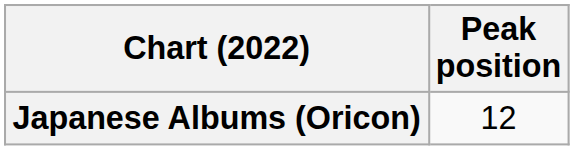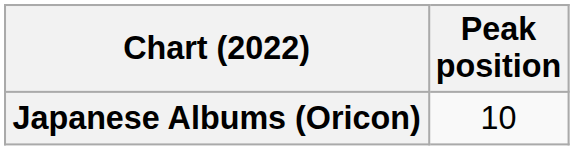(498, 117) 12 -> (498, 117) 10
